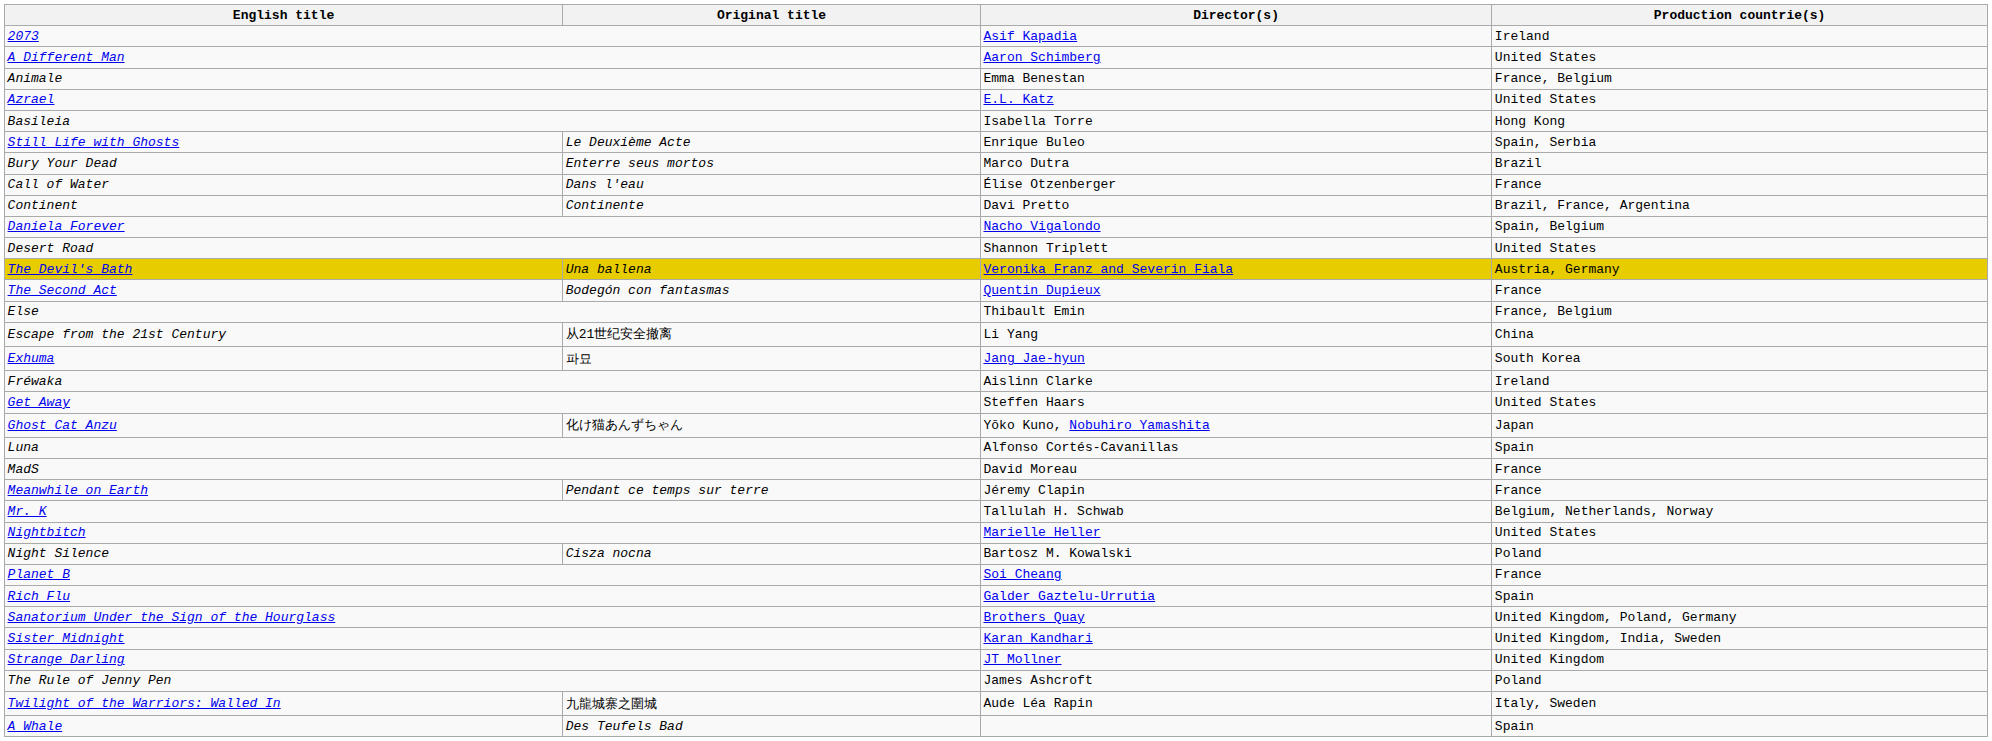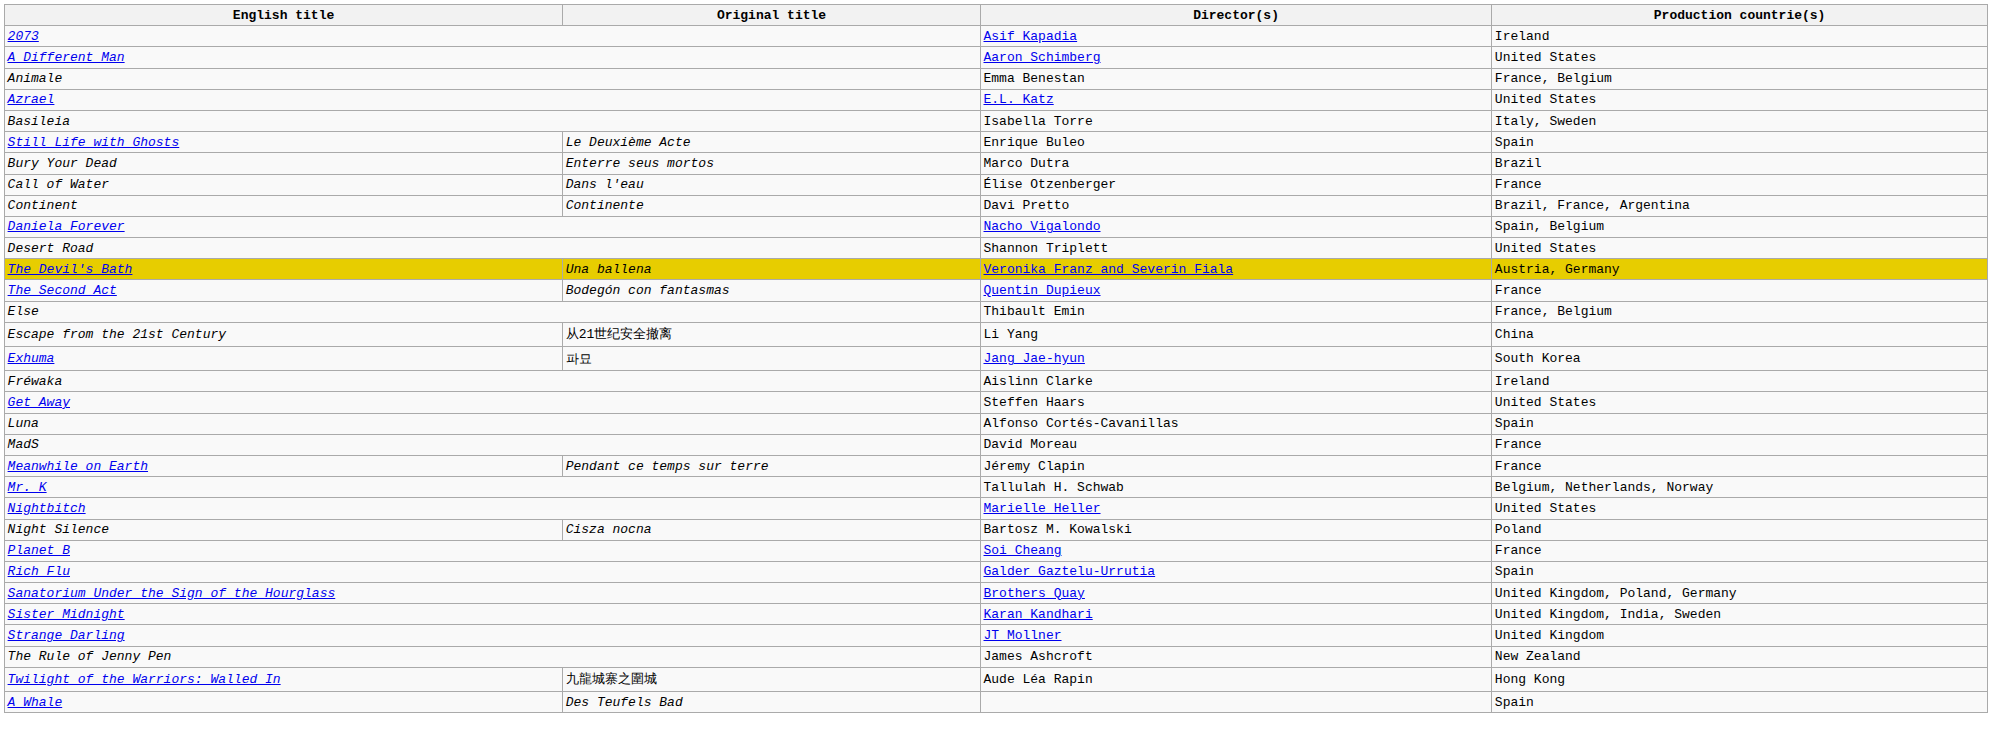(1530, 121) Hong Kong -> (1546, 121) Italy, Sweden
(1546, 142) Spain, Serbia -> (1514, 142) Spain
- row: (62, 425)
(1518, 681) Poland -> (1538, 657) New Zealand
(1546, 704) Italy, Sweden -> (1530, 679) Hong Kong
